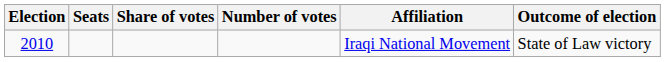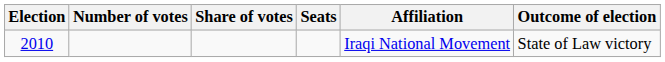columns swapped: (279, 17) <-> (91, 17)
